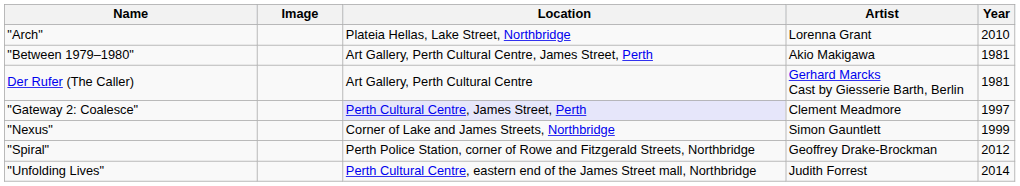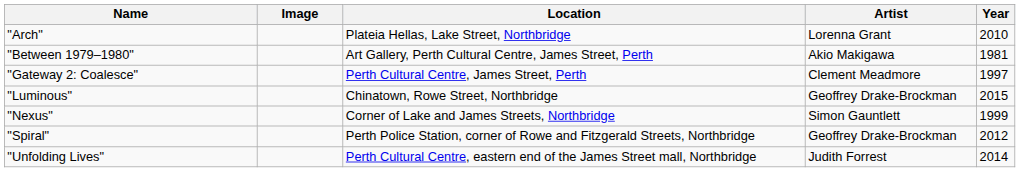- row: (71, 82)
(466, 110) lavender background -> (466, 75) no background
+ row: (40, 95)
